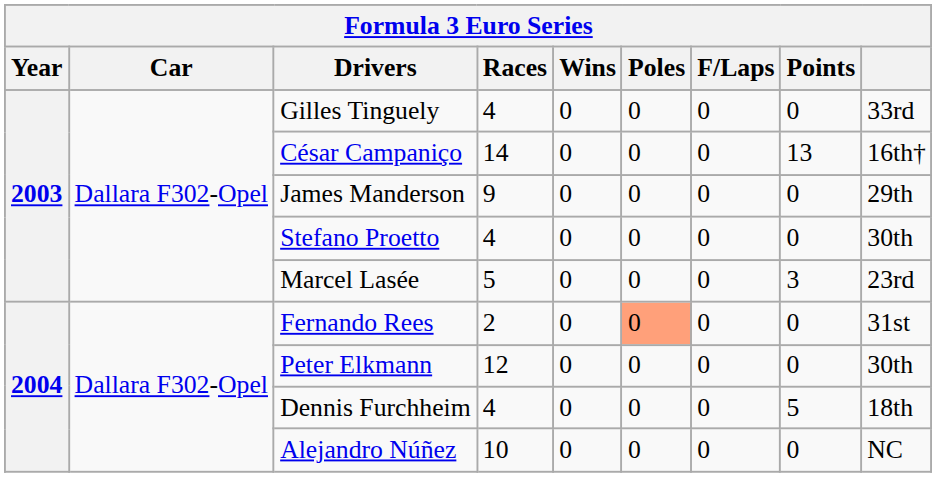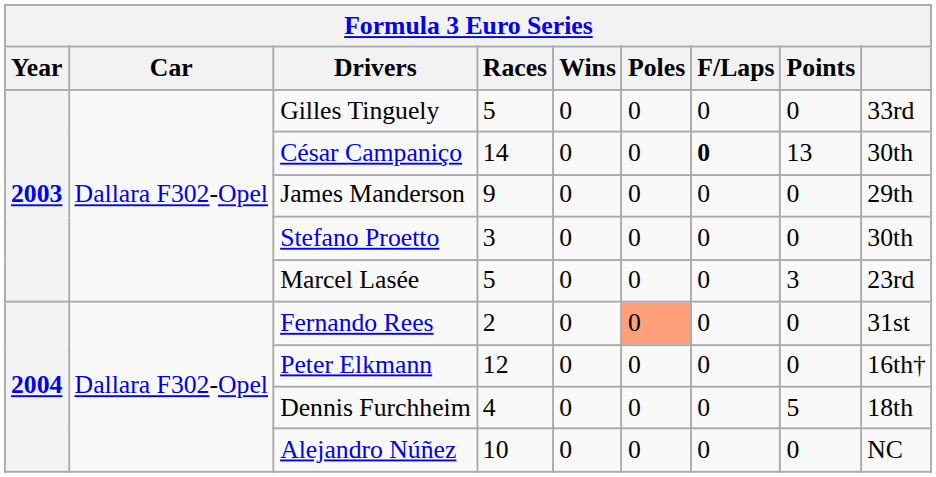(489, 110) 4 -> (489, 110) 5
(704, 152) normal -> (704, 152) bold
(897, 152) 16th† -> (890, 152) 30th
(489, 237) 4 -> (489, 237) 3
(890, 364) 30th -> (897, 364) 16th†
